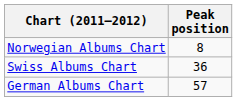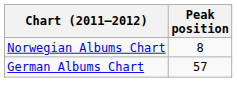- row: (72, 67)
